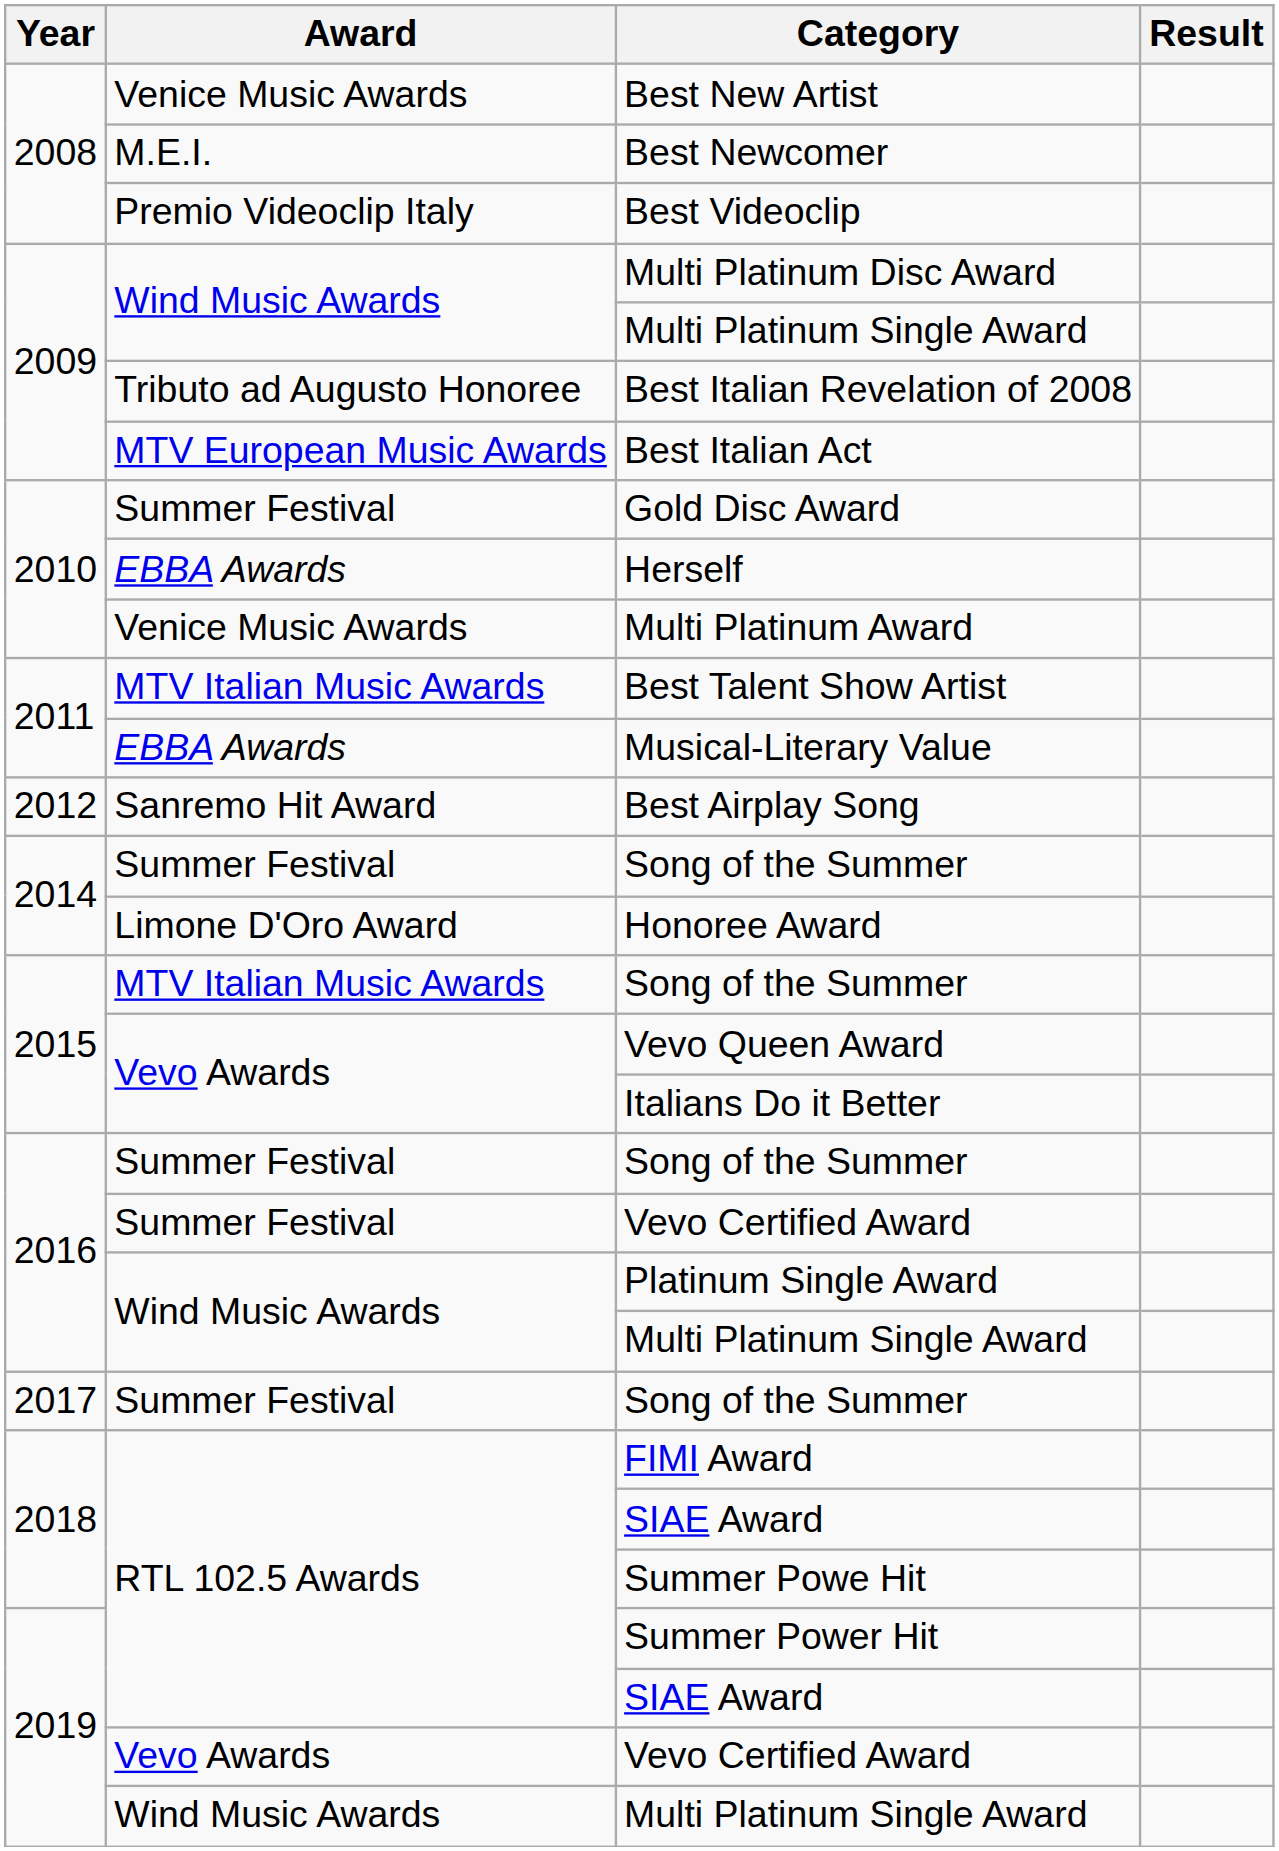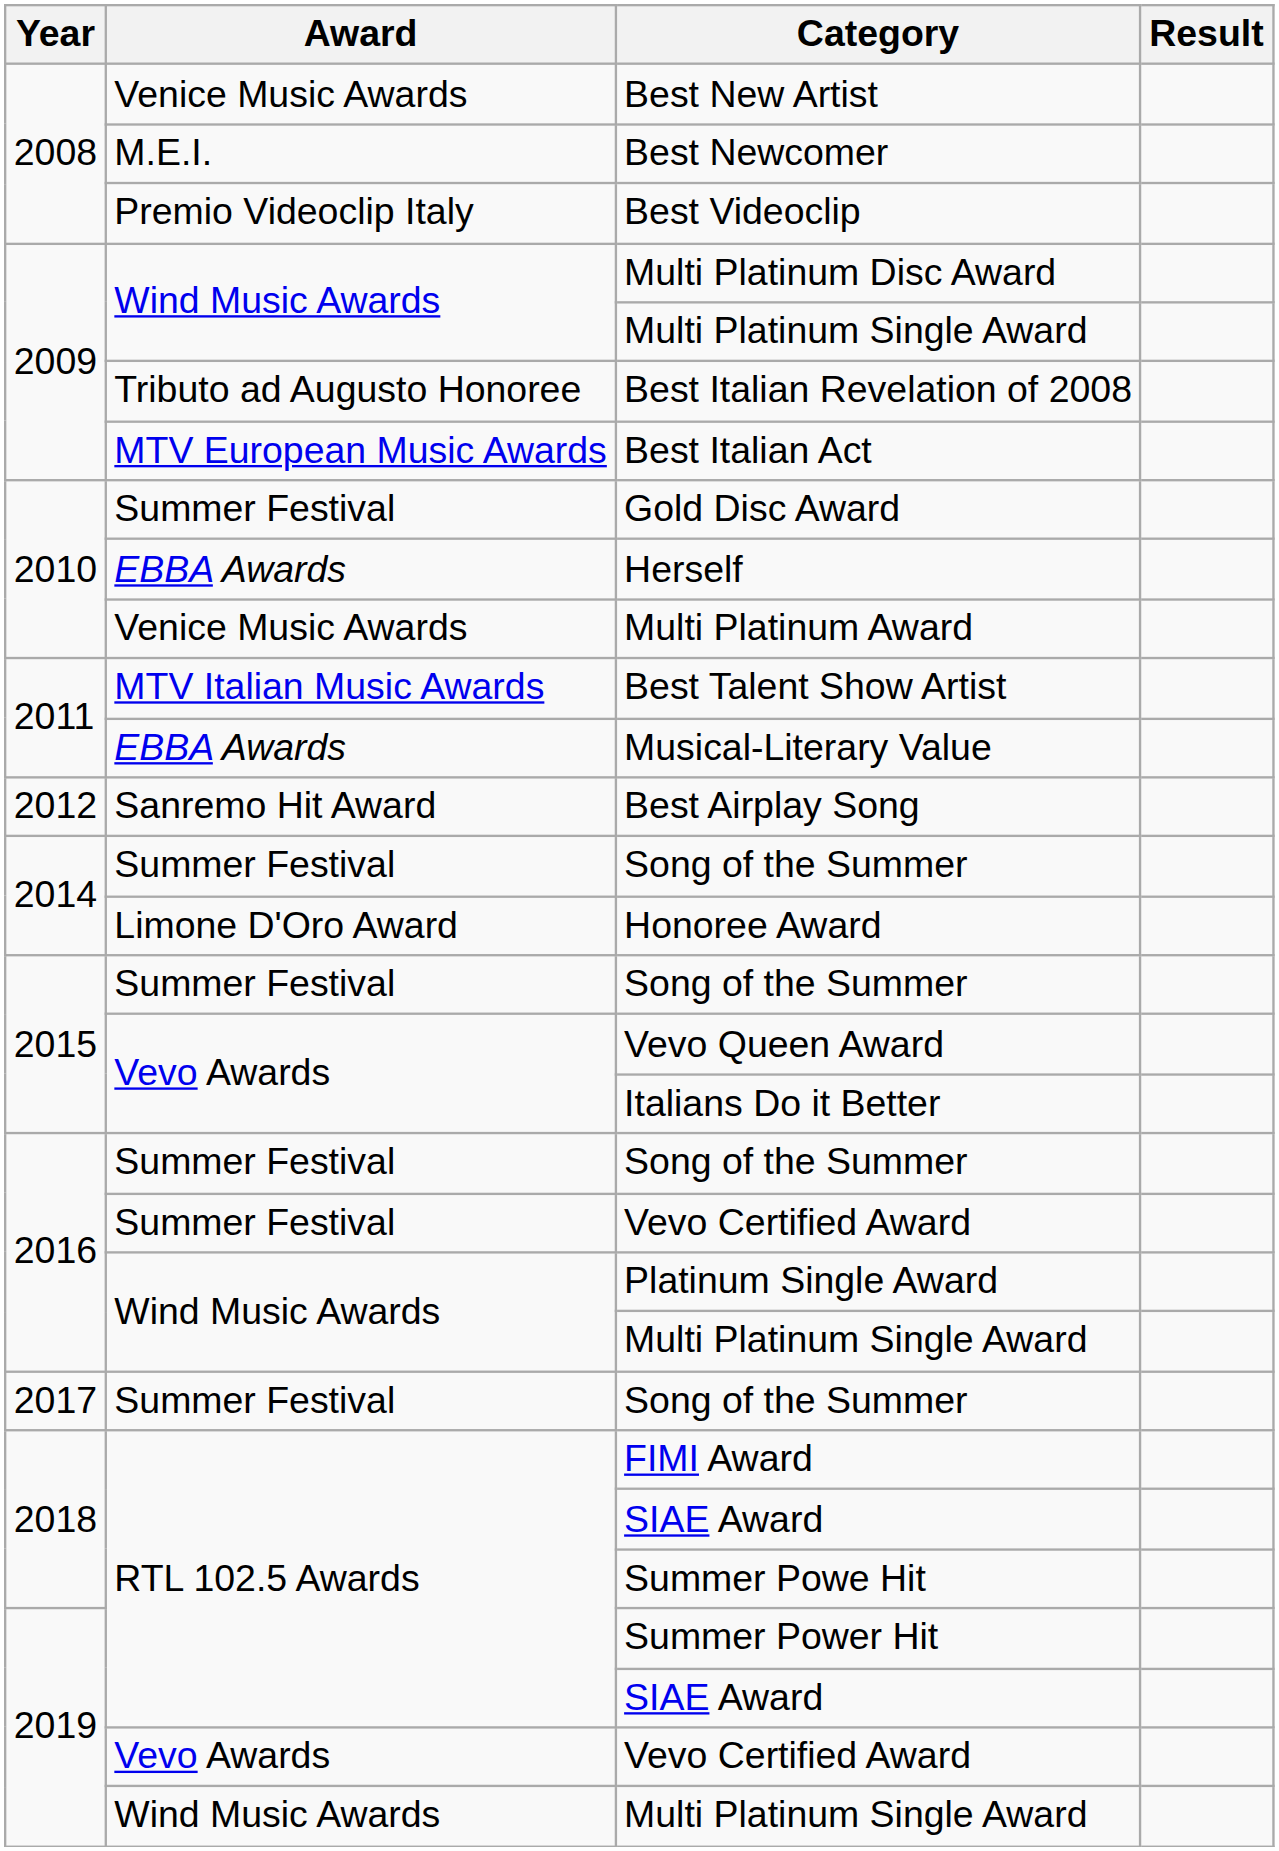(329, 984) MTV Italian Music Awards -> (255, 984) Summer Festival
